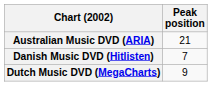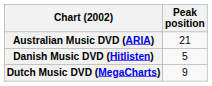(185, 56) 7 -> (185, 56) 5
